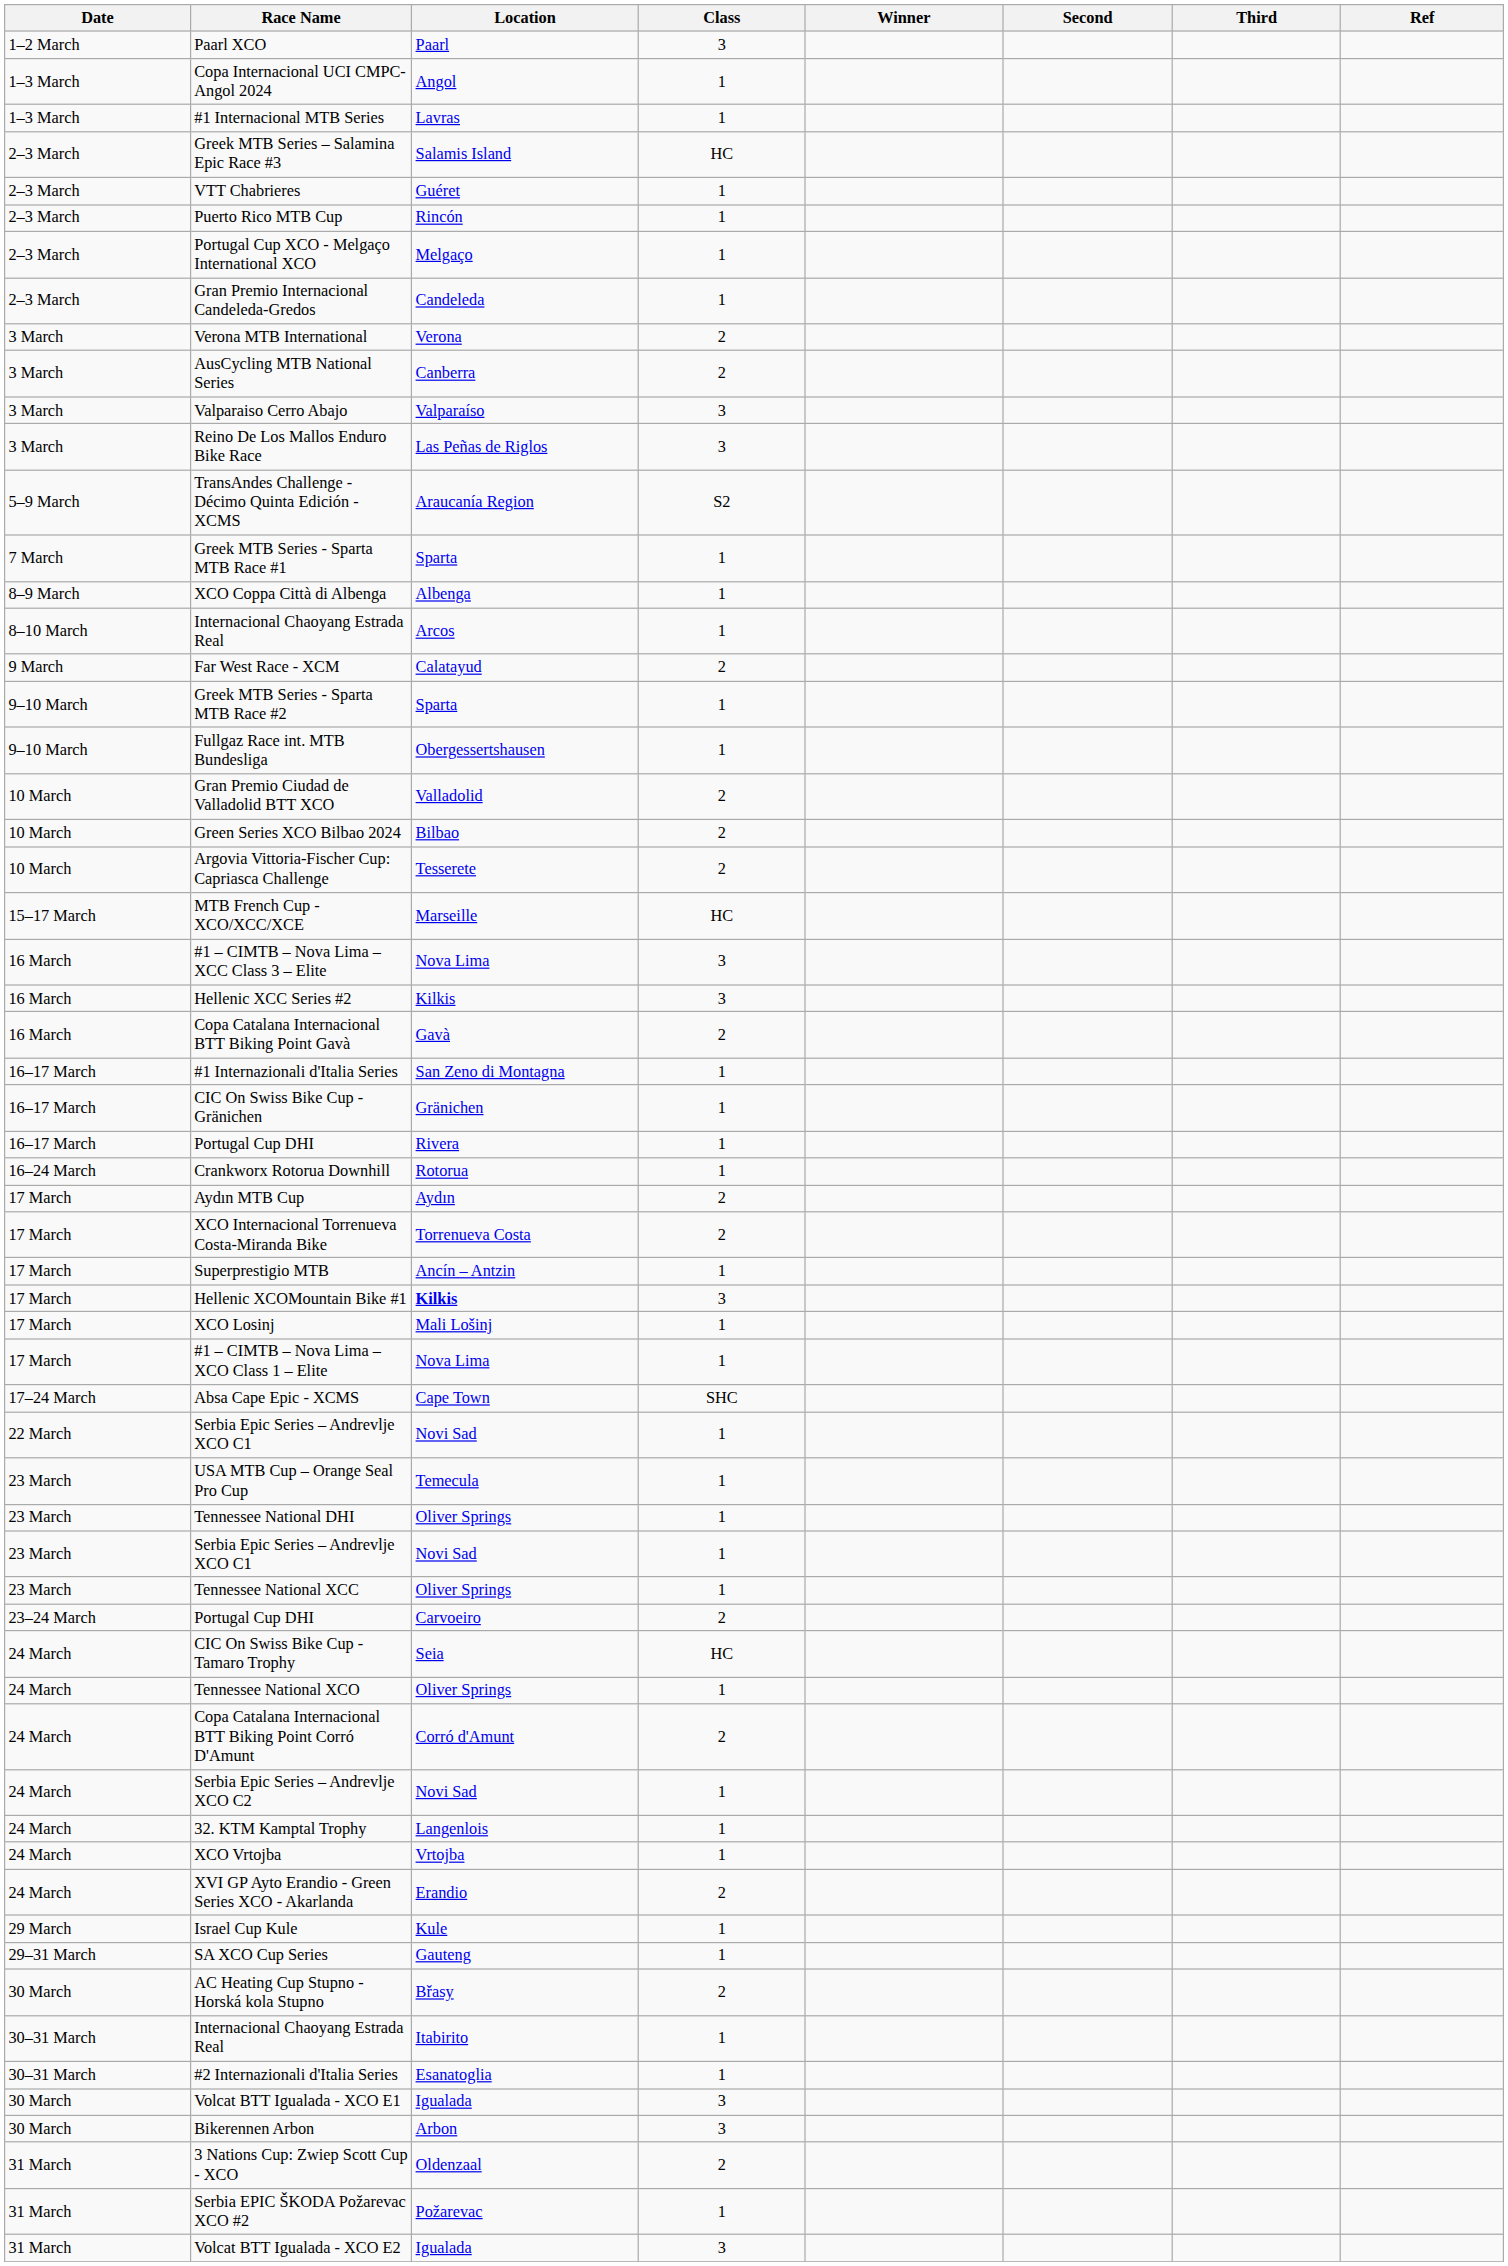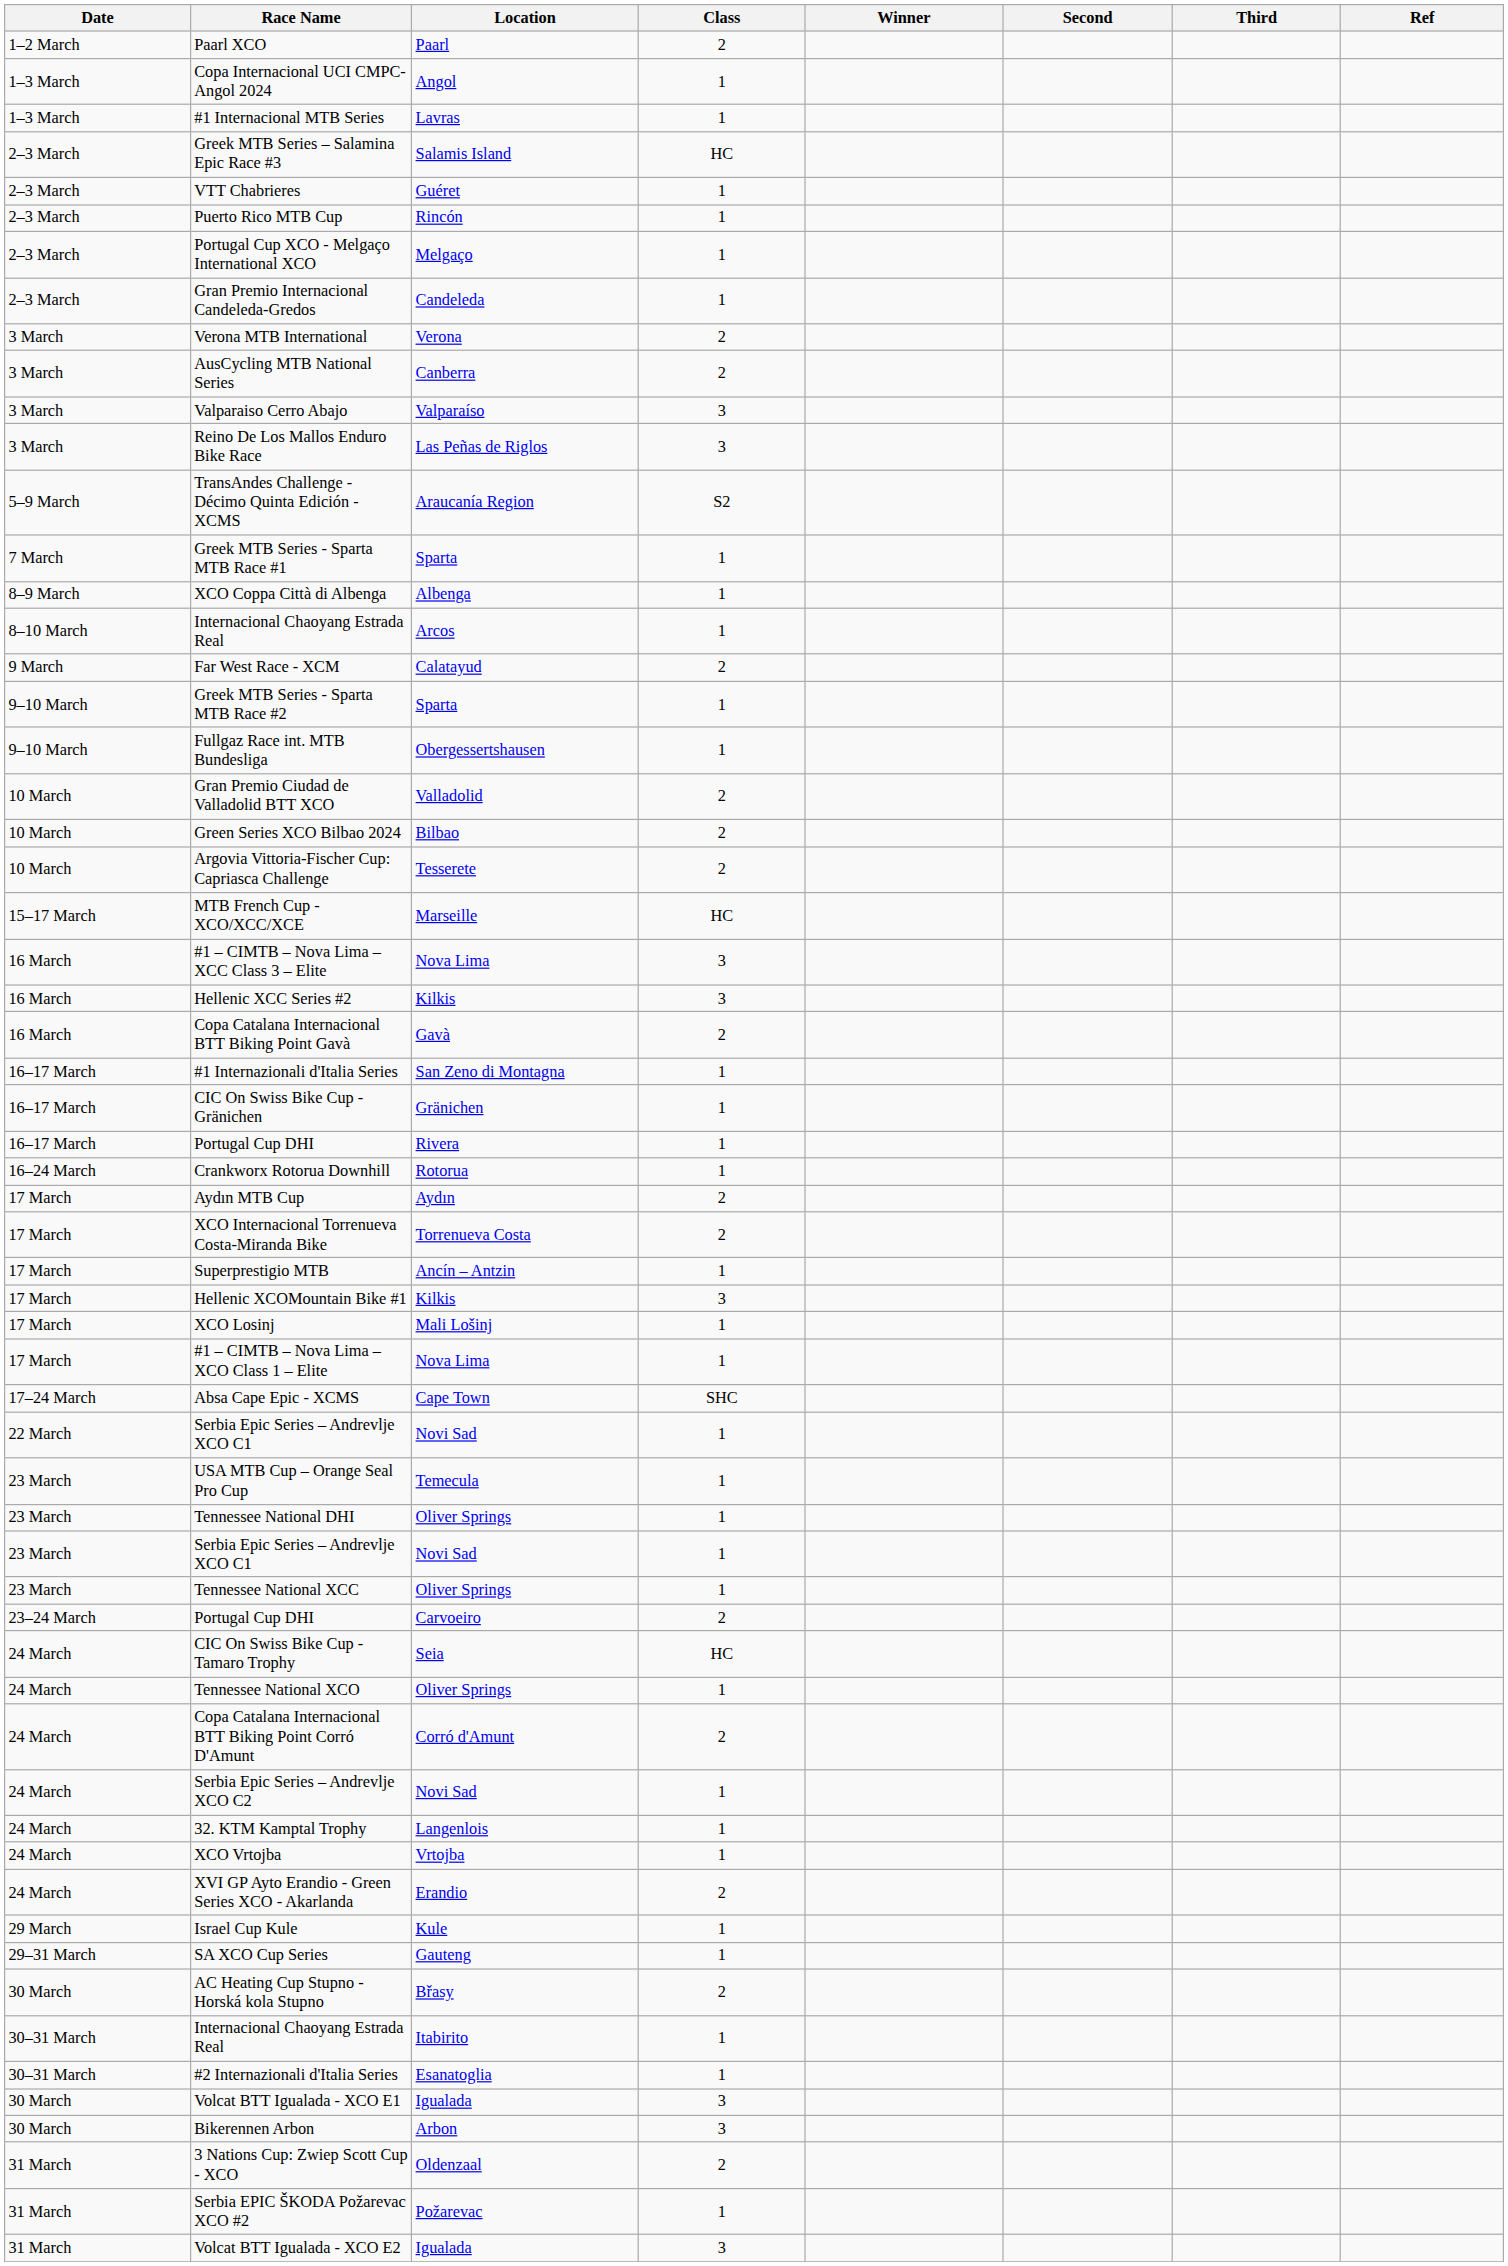(722, 44) 3 -> (722, 44) 2
(436, 1297) bold -> (436, 1297) normal
